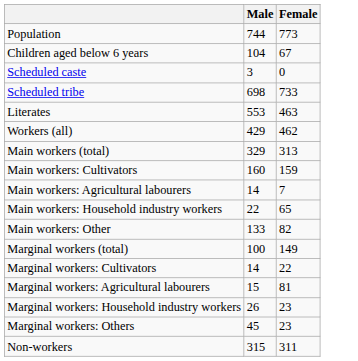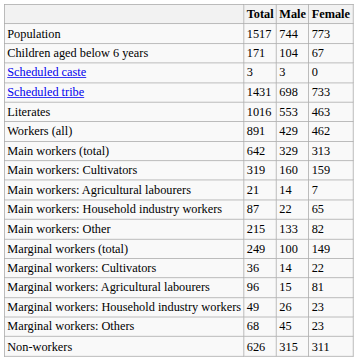+ column: (260, 14)
